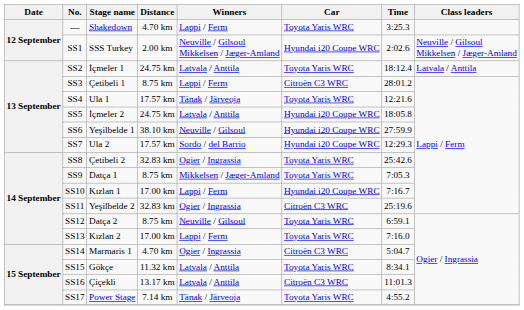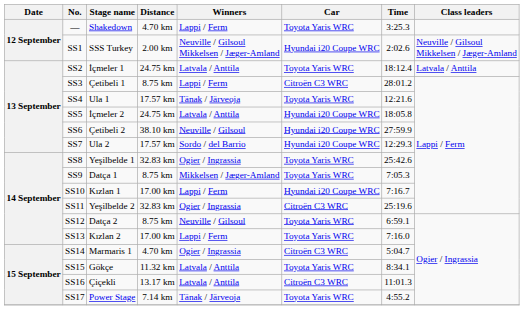(112, 129) Yeşilbelde 1 -> (107, 129) Çetibeli 2
(107, 159) Çetibeli 2 -> (112, 159) Yeşilbelde 1
